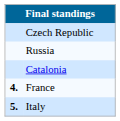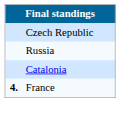- row: (35, 106)
